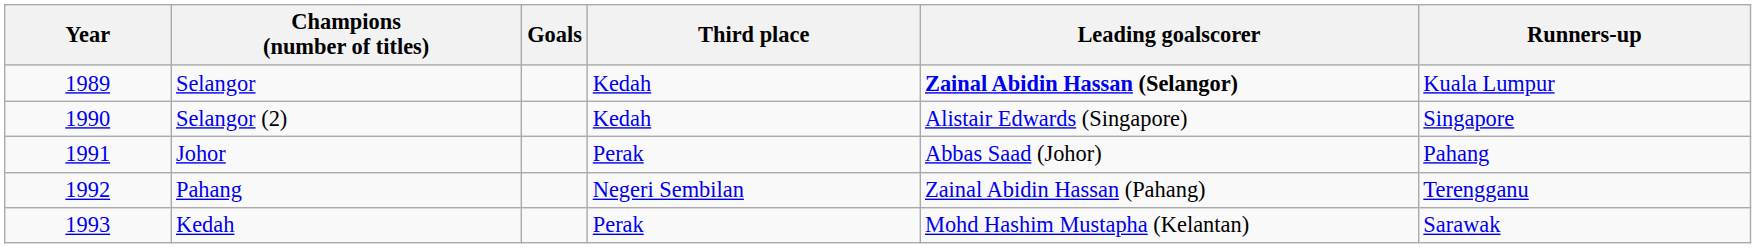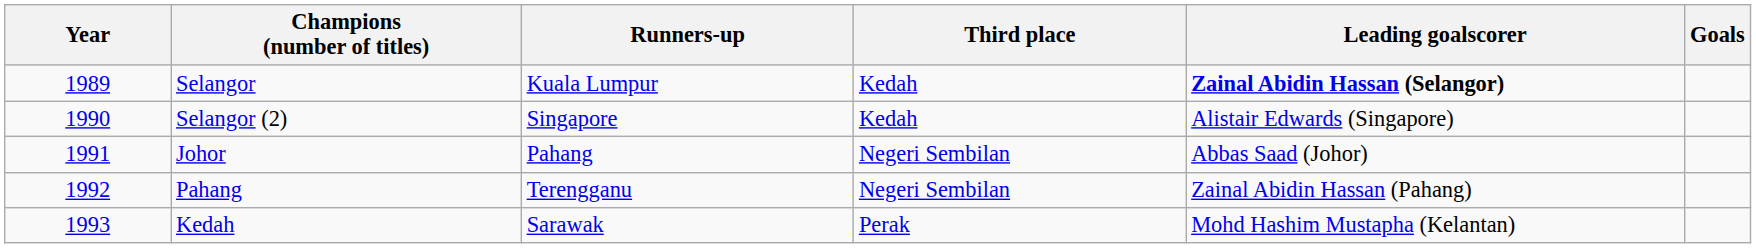columns swapped: (1584, 34) <-> (555, 34)
(618, 154) Perak -> (934, 154) Negeri Sembilan
